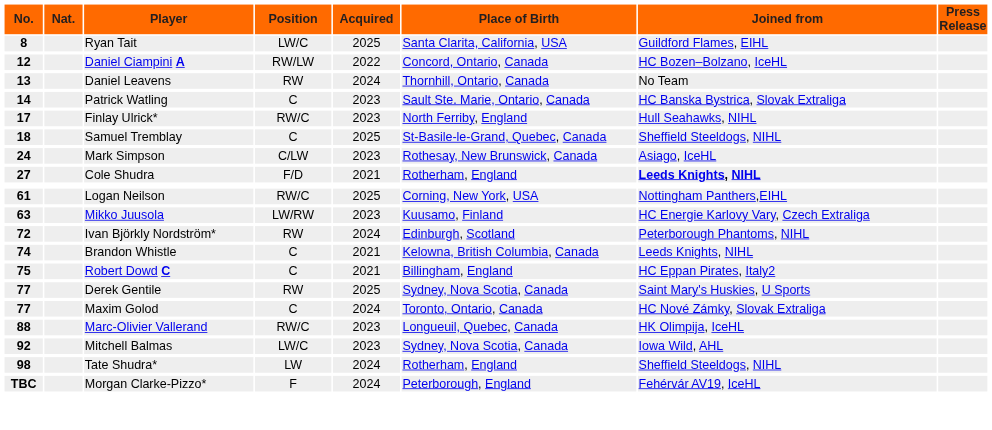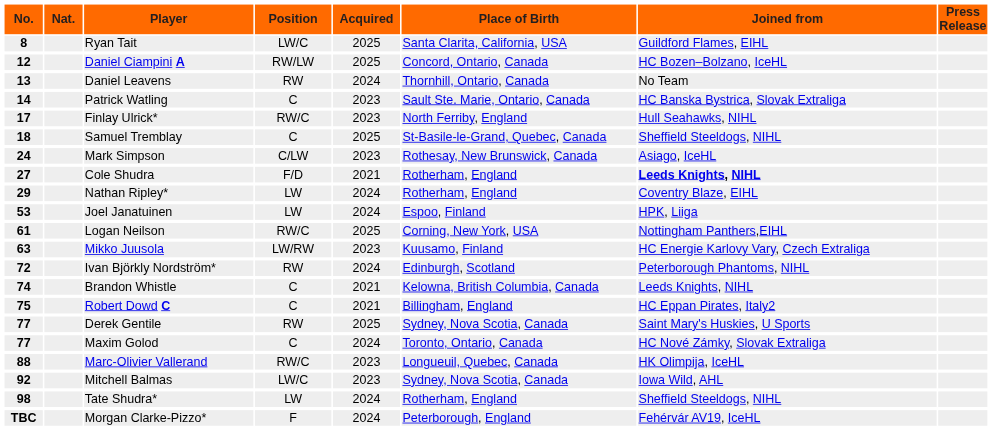(366, 62) 2022 -> (366, 62) 2025
+ row: (126, 193)
+ row: (129, 212)
